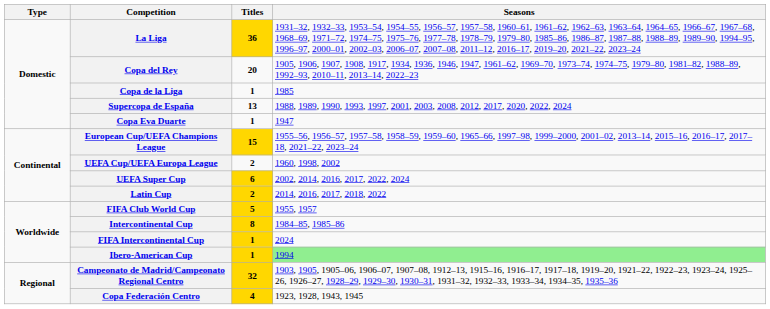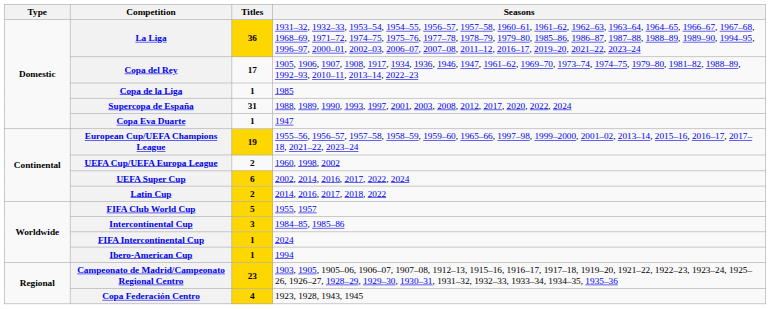(252, 70) 20 -> (252, 70) 17
(252, 106) 13 -> (252, 106) 31
(252, 142) 15 -> (252, 142) 19
(252, 224) 8 -> (252, 224) 3
(284, 254) lightgreen background -> (284, 254) no background
(252, 275) 32 -> (252, 275) 23
